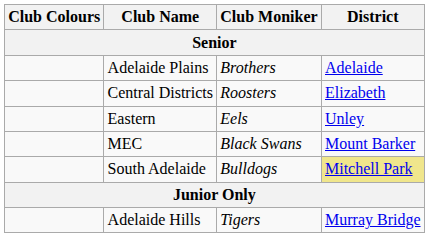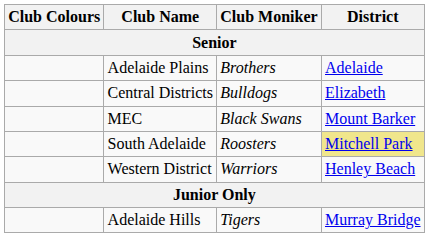(248, 93) Roosters -> (249, 93) Bulldogs
- row: (132, 118)
(249, 169) Bulldogs -> (248, 144) Roosters
+ row: (160, 169)
